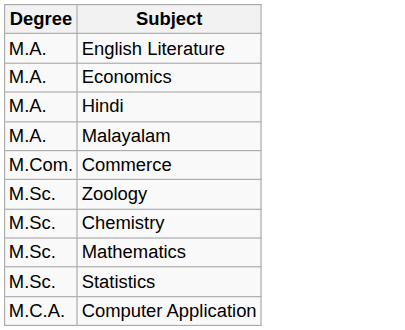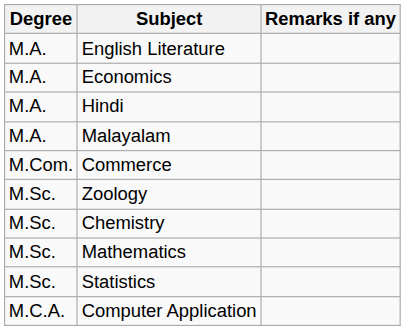+ column: (331, 19)
